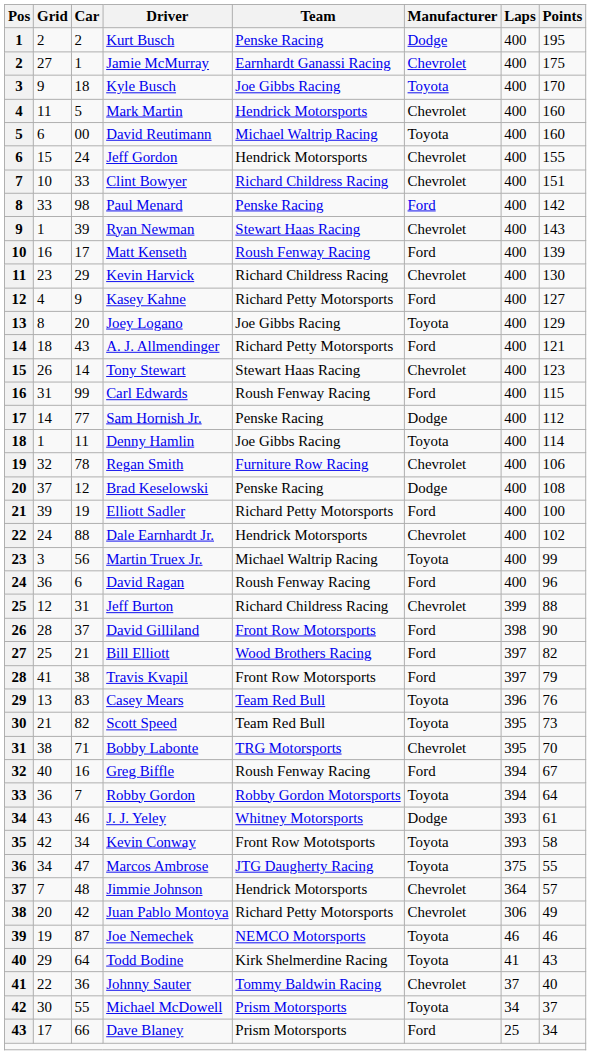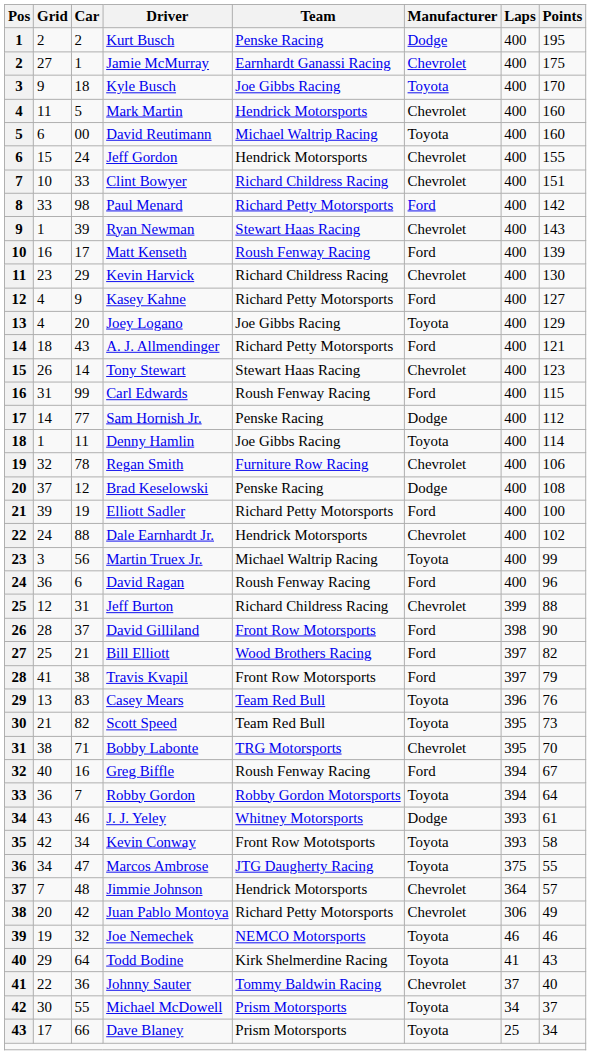(279, 205) Penske Racing -> (314, 205) Richard Petty Motorsports
(41, 323) 8 -> (41, 323) 4
(82, 936) 87 -> (82, 936) 32
(422, 1031) Ford -> (428, 1031) Toyota
